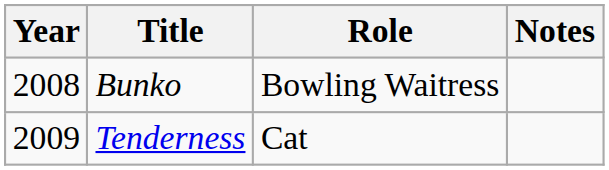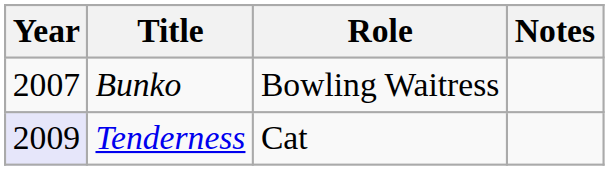(46, 84) 2008 -> (46, 84) 2007
(46, 137) no background -> (46, 137) lavender background
